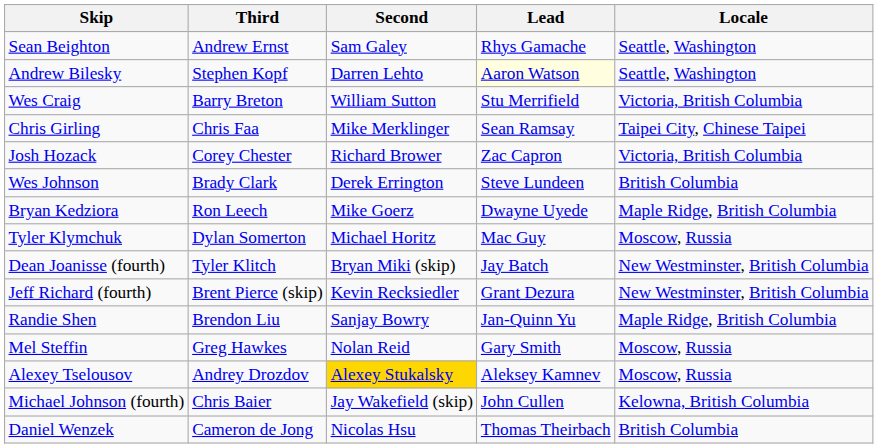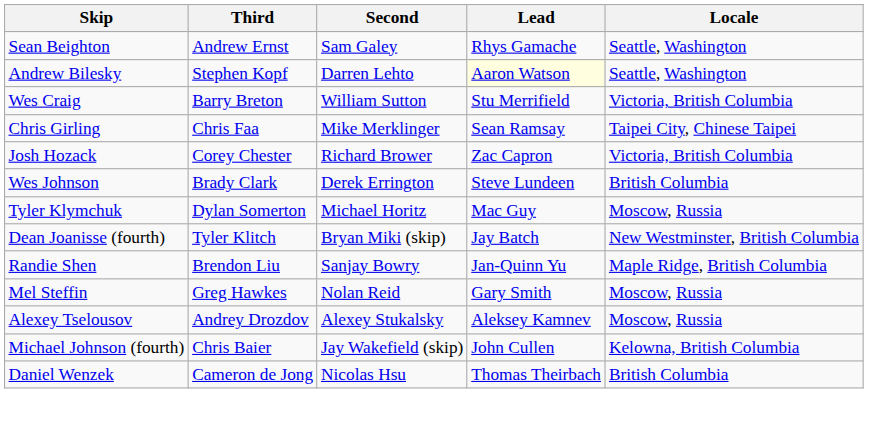- row: (63, 210)
- row: (80, 292)
(392, 374) gold background -> (382, 319) no background
